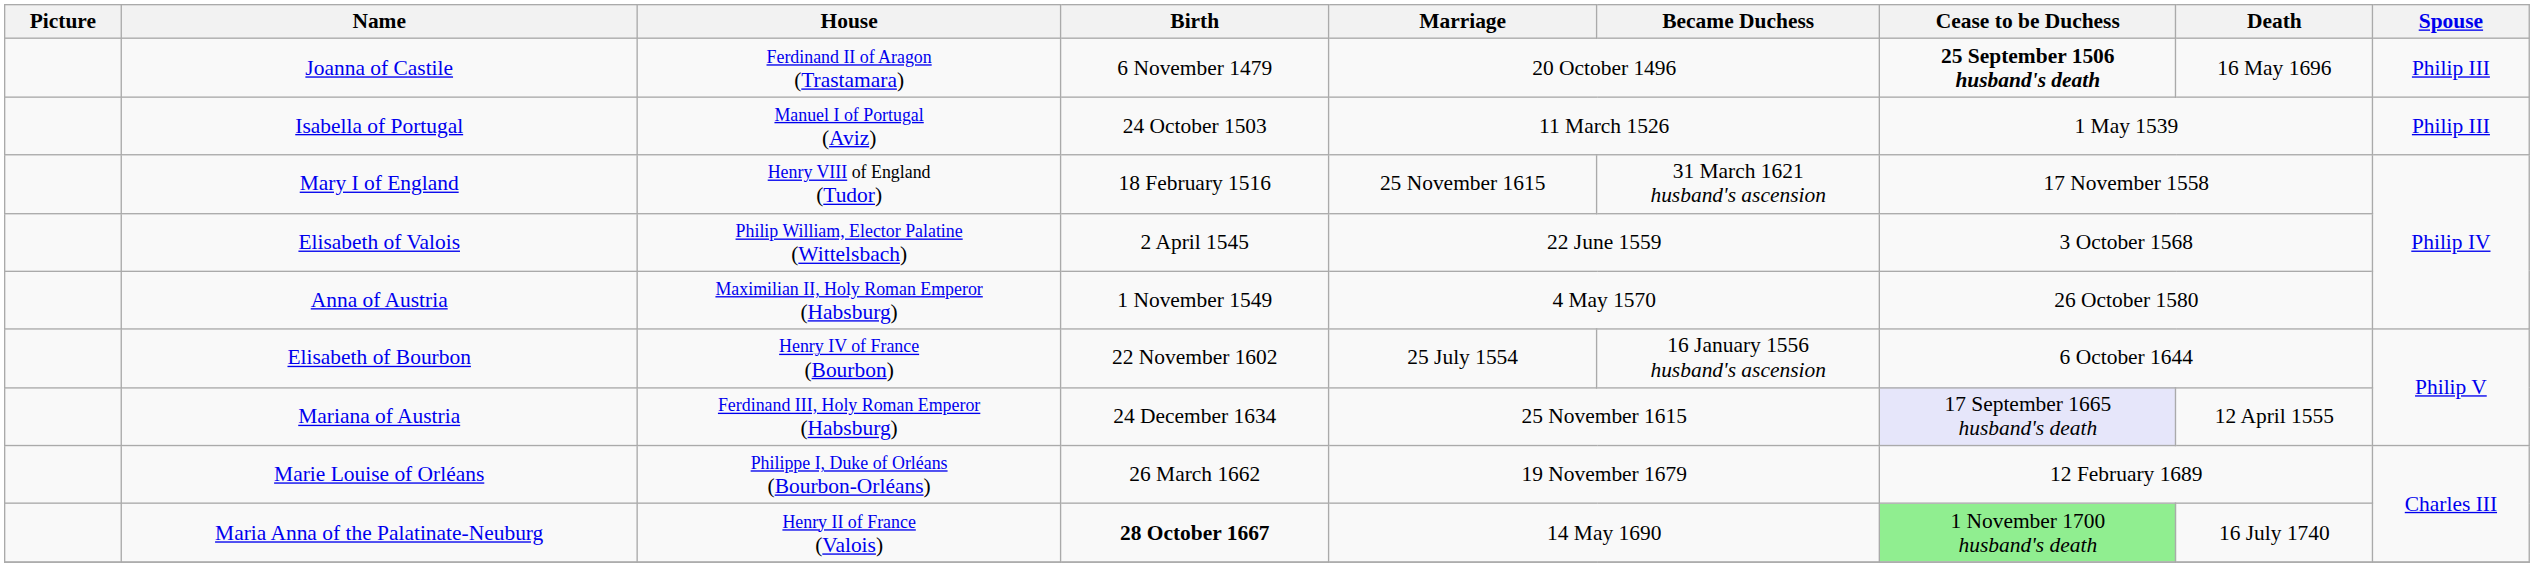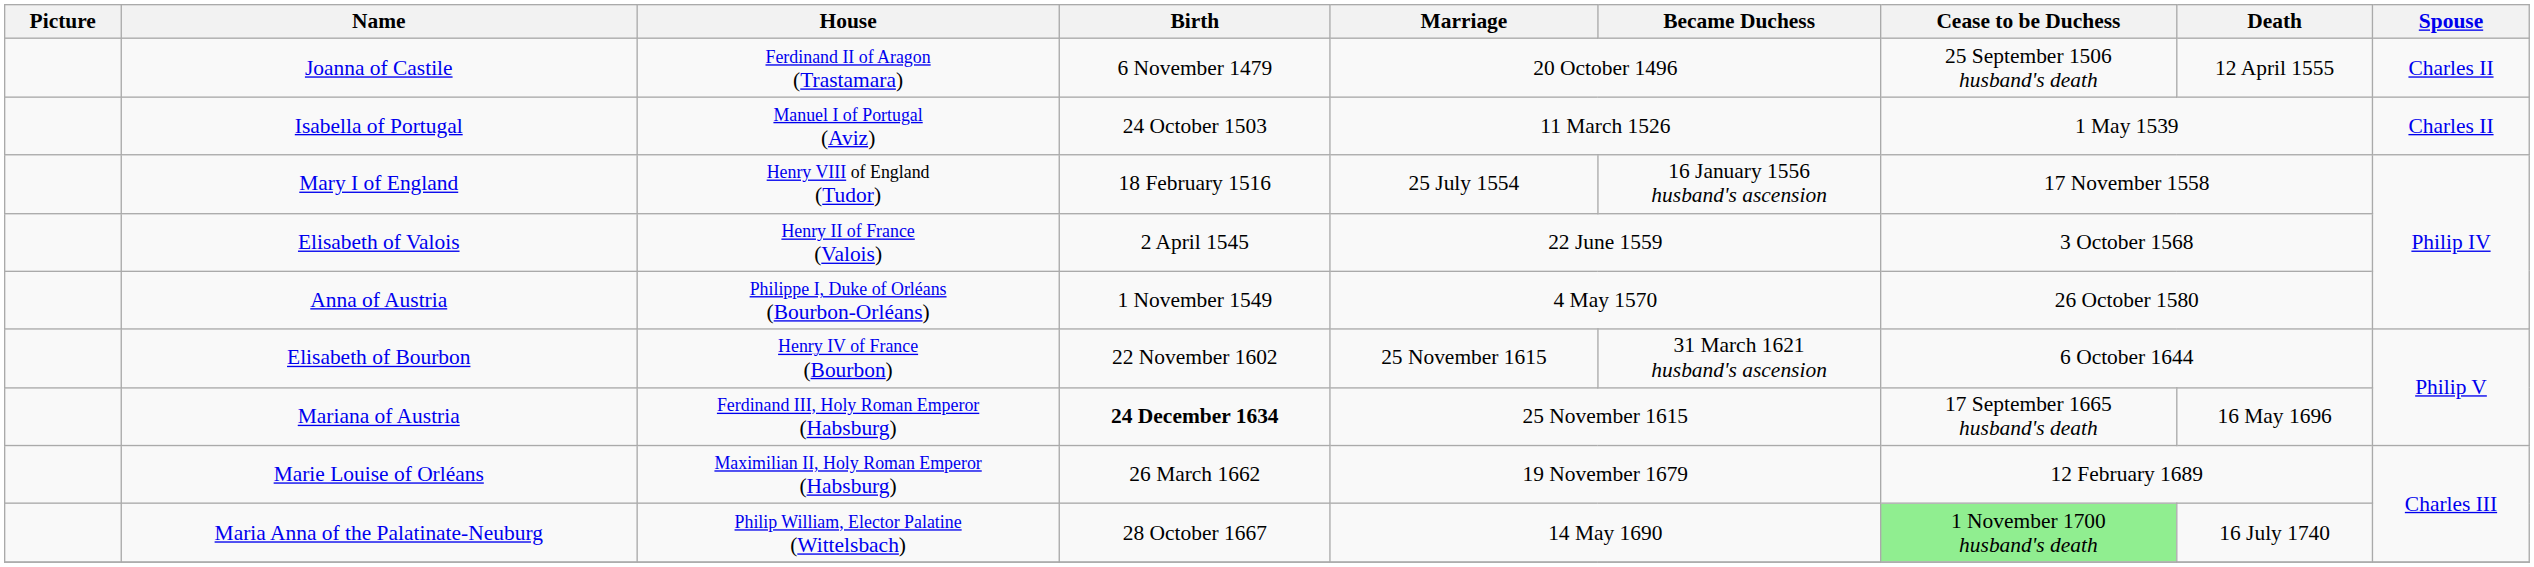(2028, 67) bold -> (2028, 67) normal
(2274, 67) 16 May 1696 -> (2275, 67) 12 April 1555
(2451, 67) Philip III -> (2451, 67) Charles II
(2451, 125) Philip III -> (2451, 125) Charles II
(1463, 183) 25 November 1615 -> (1464, 183) 25 July 1554
(1738, 183) 31 March 1621 husband's ascension -> (1739, 183) 16 January 1556 husband's ascension
(849, 243) Philip William, Elector Palatine (Wittelsbach) -> (848, 243) Henry II of France (Valois)
(849, 301) Maximilian II, Holy Roman Emperor (Habsburg) -> (848, 301) Philippe I, Duke of Orléans (Bourbon-Orléans)
(1463, 358) 25 July 1554 -> (1464, 358) 25 November 1615
(1738, 358) 16 January 1556 husband's ascension -> (1739, 358) 31 March 1621 husband's ascension
(1195, 416) normal -> (1195, 416) bold
(2028, 416) lavender background -> (2028, 416) no background
(2274, 416) 12 April 1555 -> (2275, 416) 16 May 1696
(849, 475) Philippe I, Duke of Orléans (Bourbon-Orléans) -> (848, 475) Maximilian II, Holy Roman Emperor (Habsburg)
(849, 533) Henry II of France (Valois) -> (848, 533) Philip William, Elector Palatine (Wittelsbach)
(1195, 532) bold -> (1195, 532) normal
